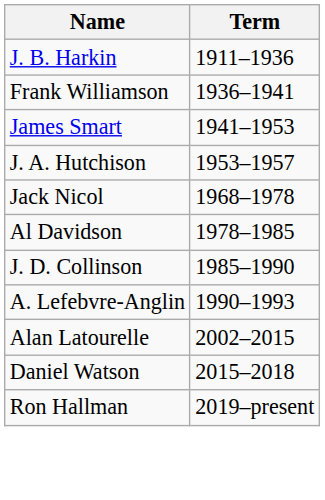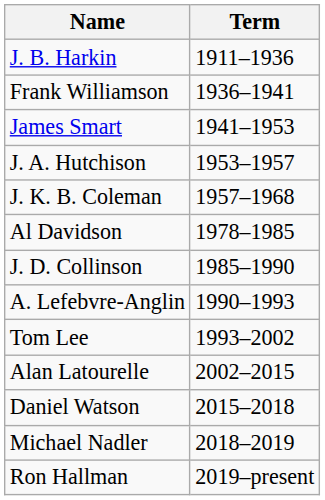+ row: (86, 197)
- row: (57, 197)
+ row: (49, 337)
+ row: (79, 442)
